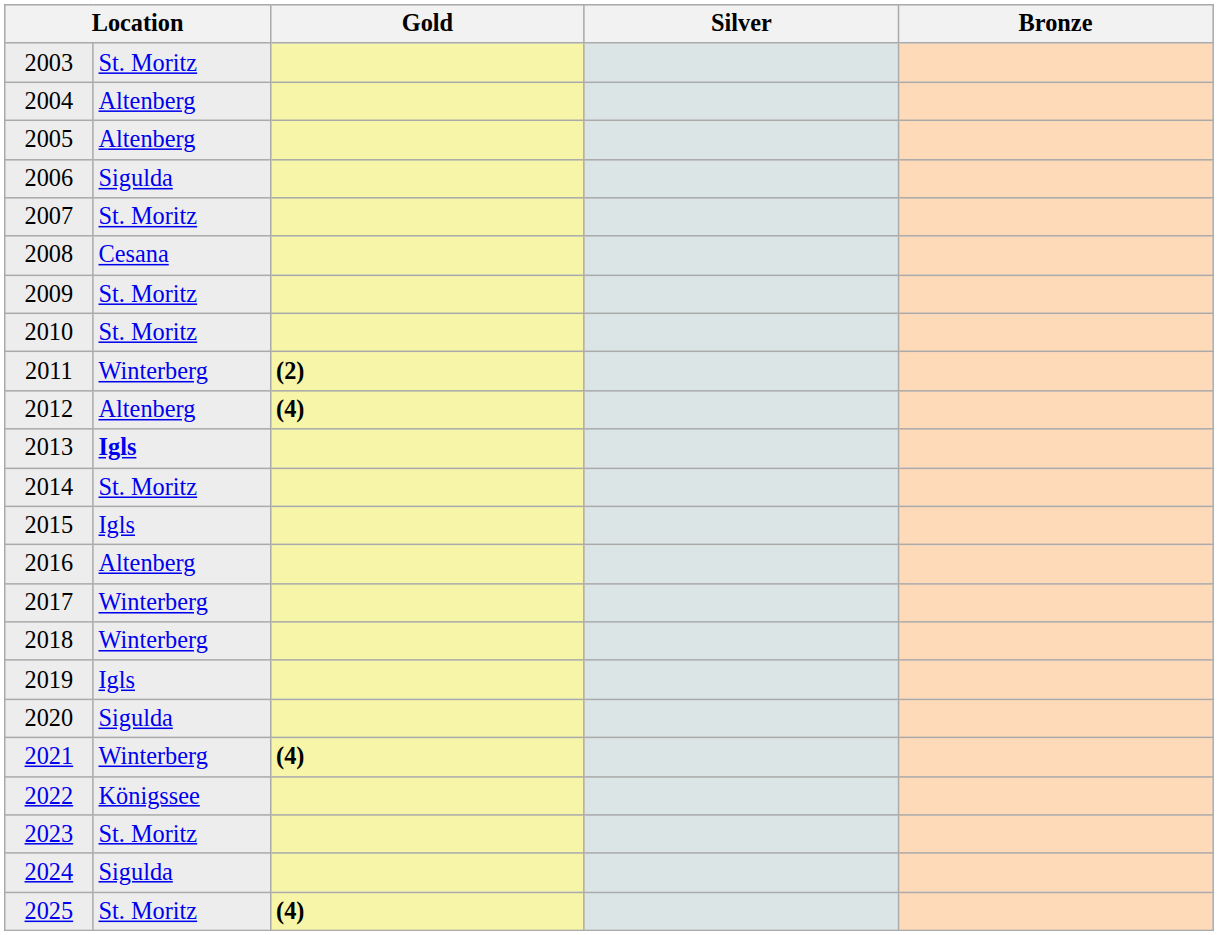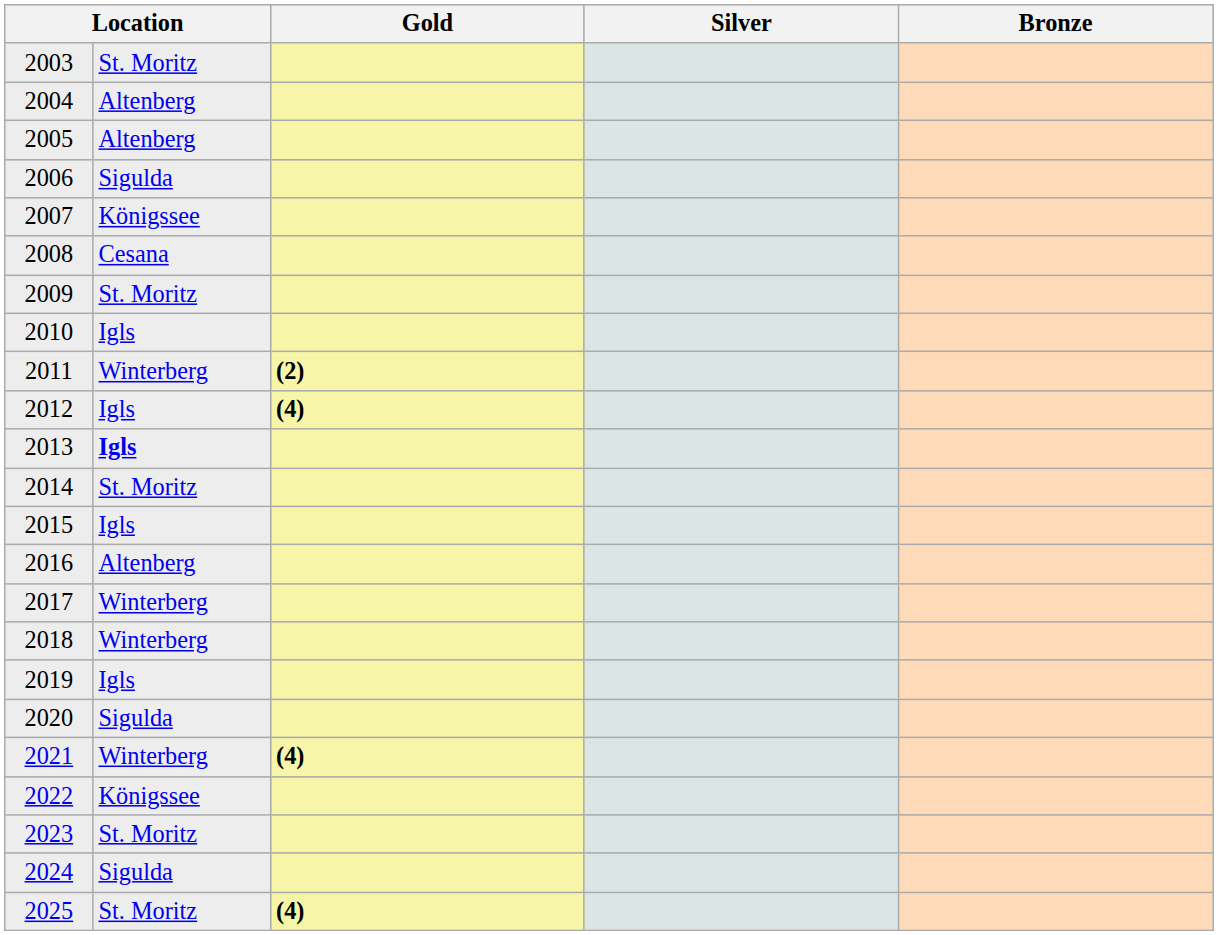(148, 216) St. Moritz -> (149, 216) Königssee
(148, 332) St. Moritz -> (117, 332) Igls
(147, 409) Altenberg -> (117, 409) Igls
